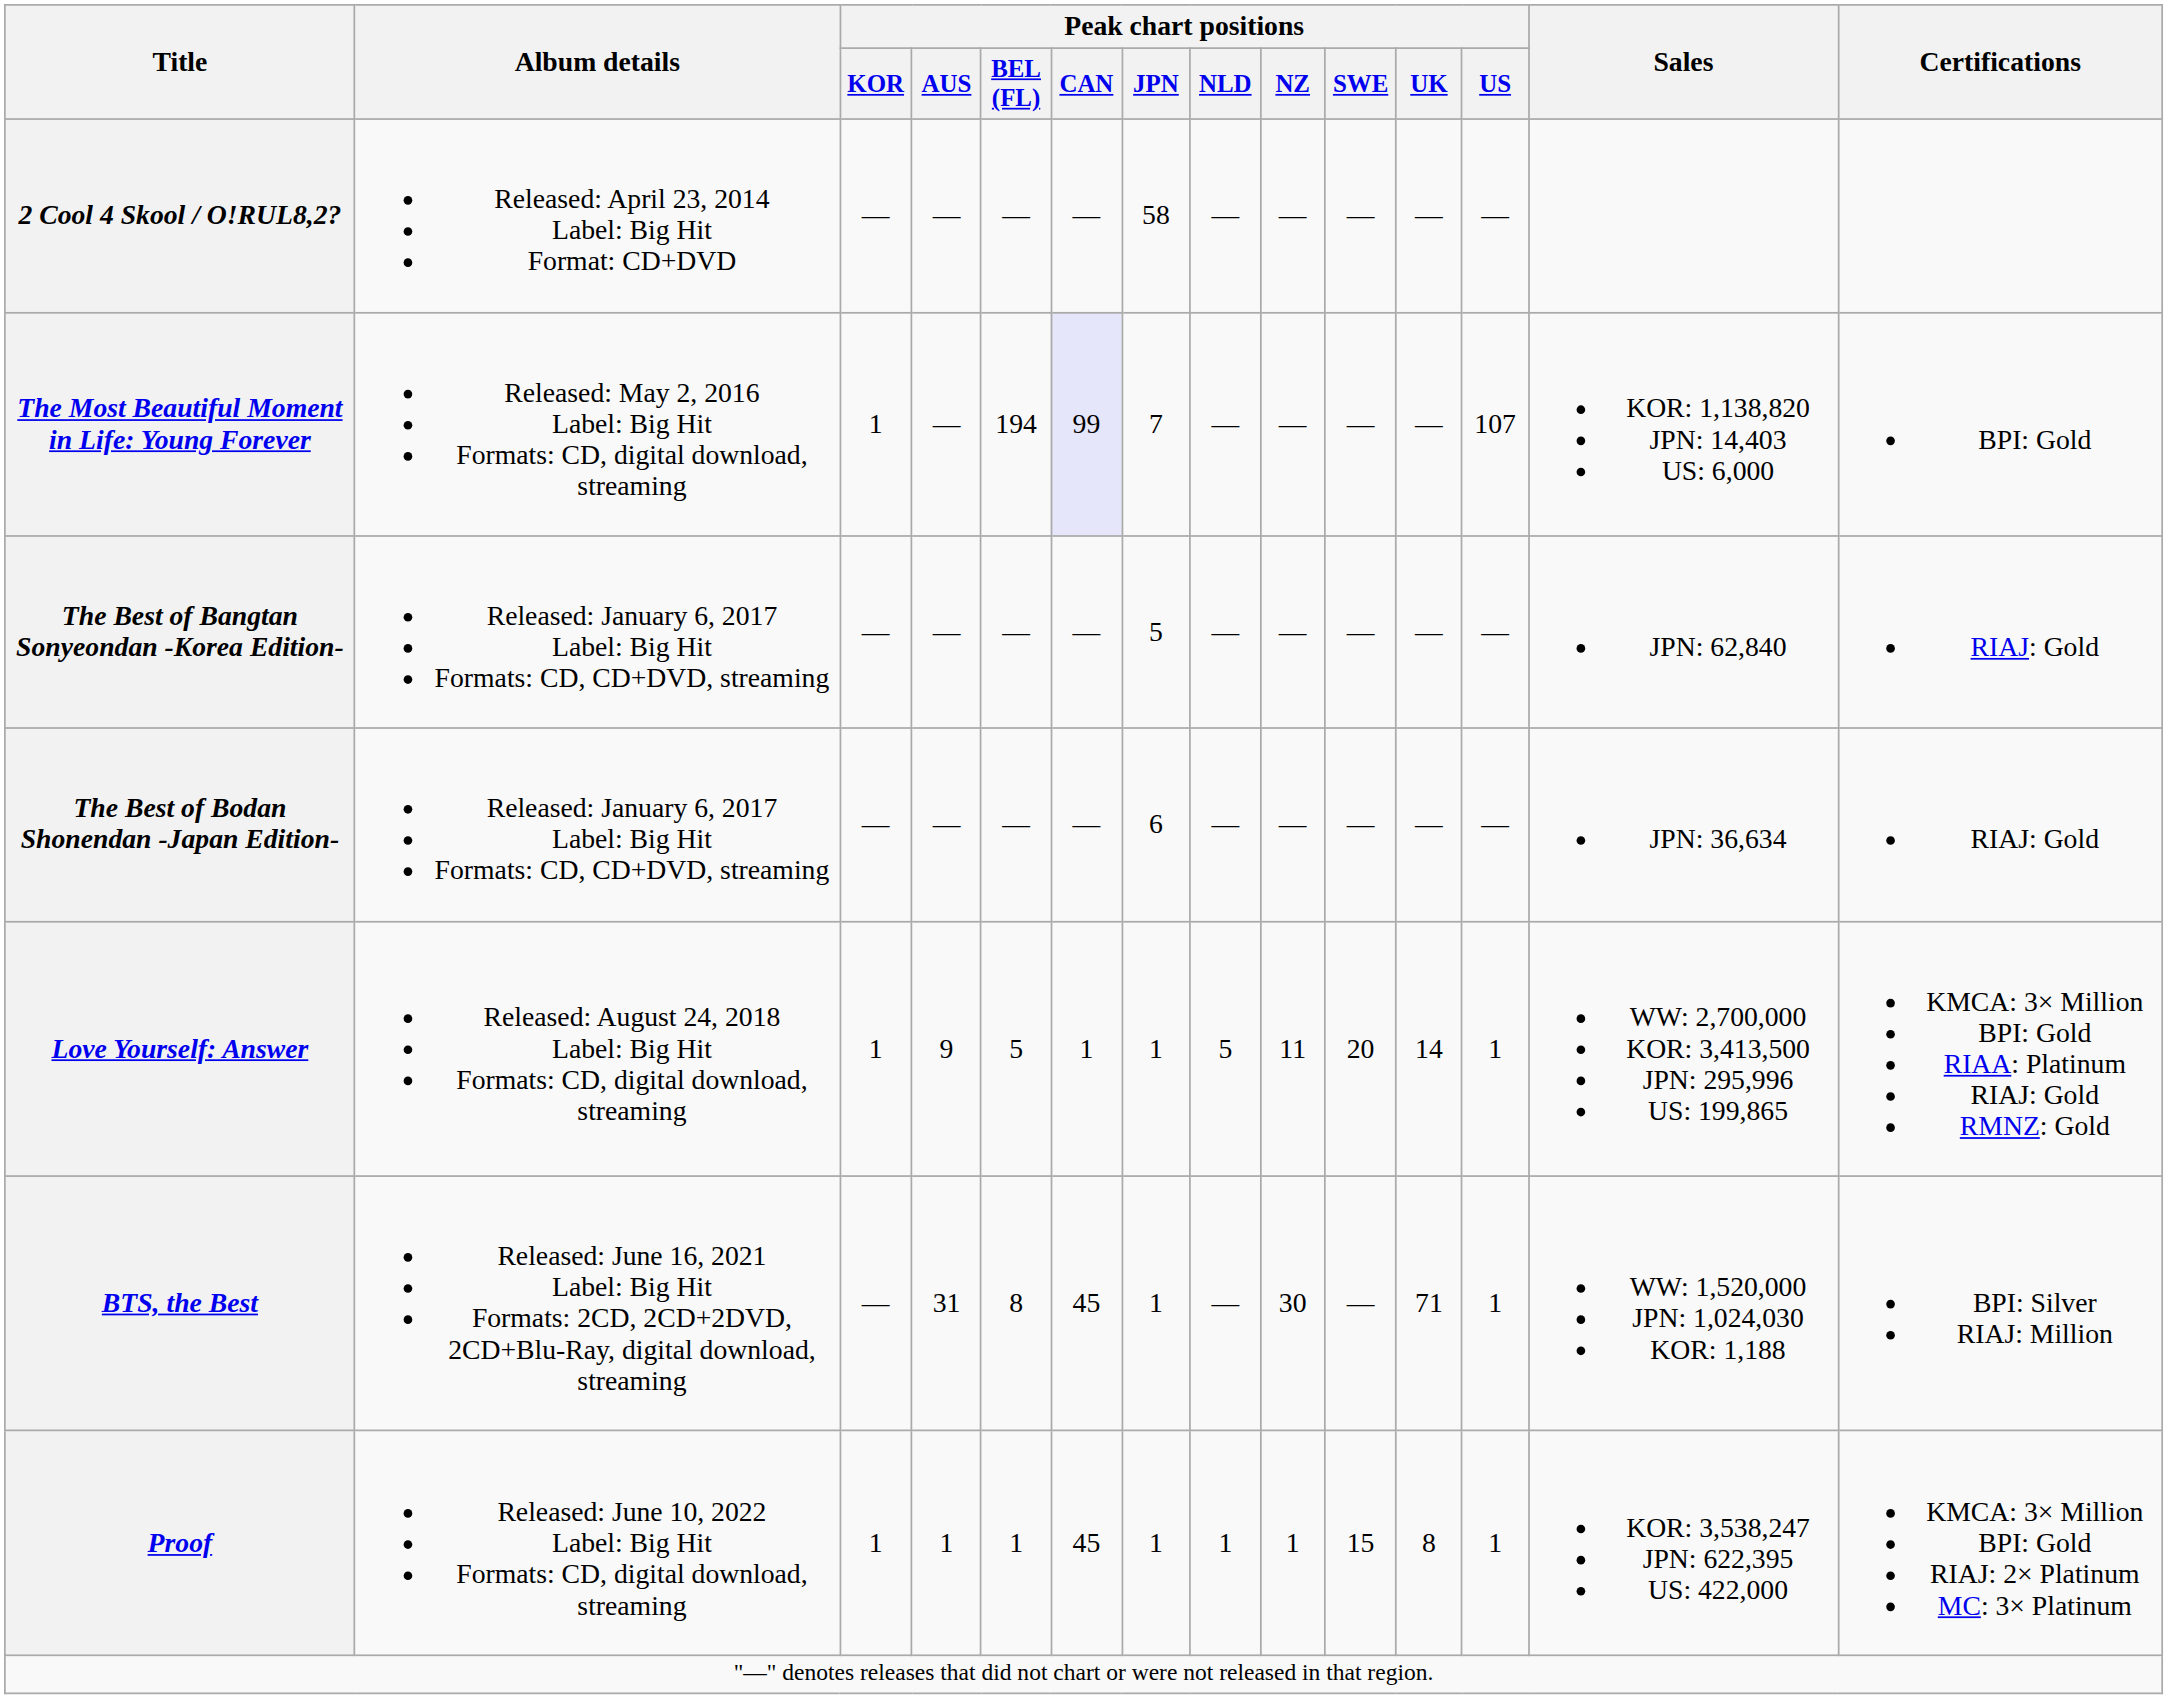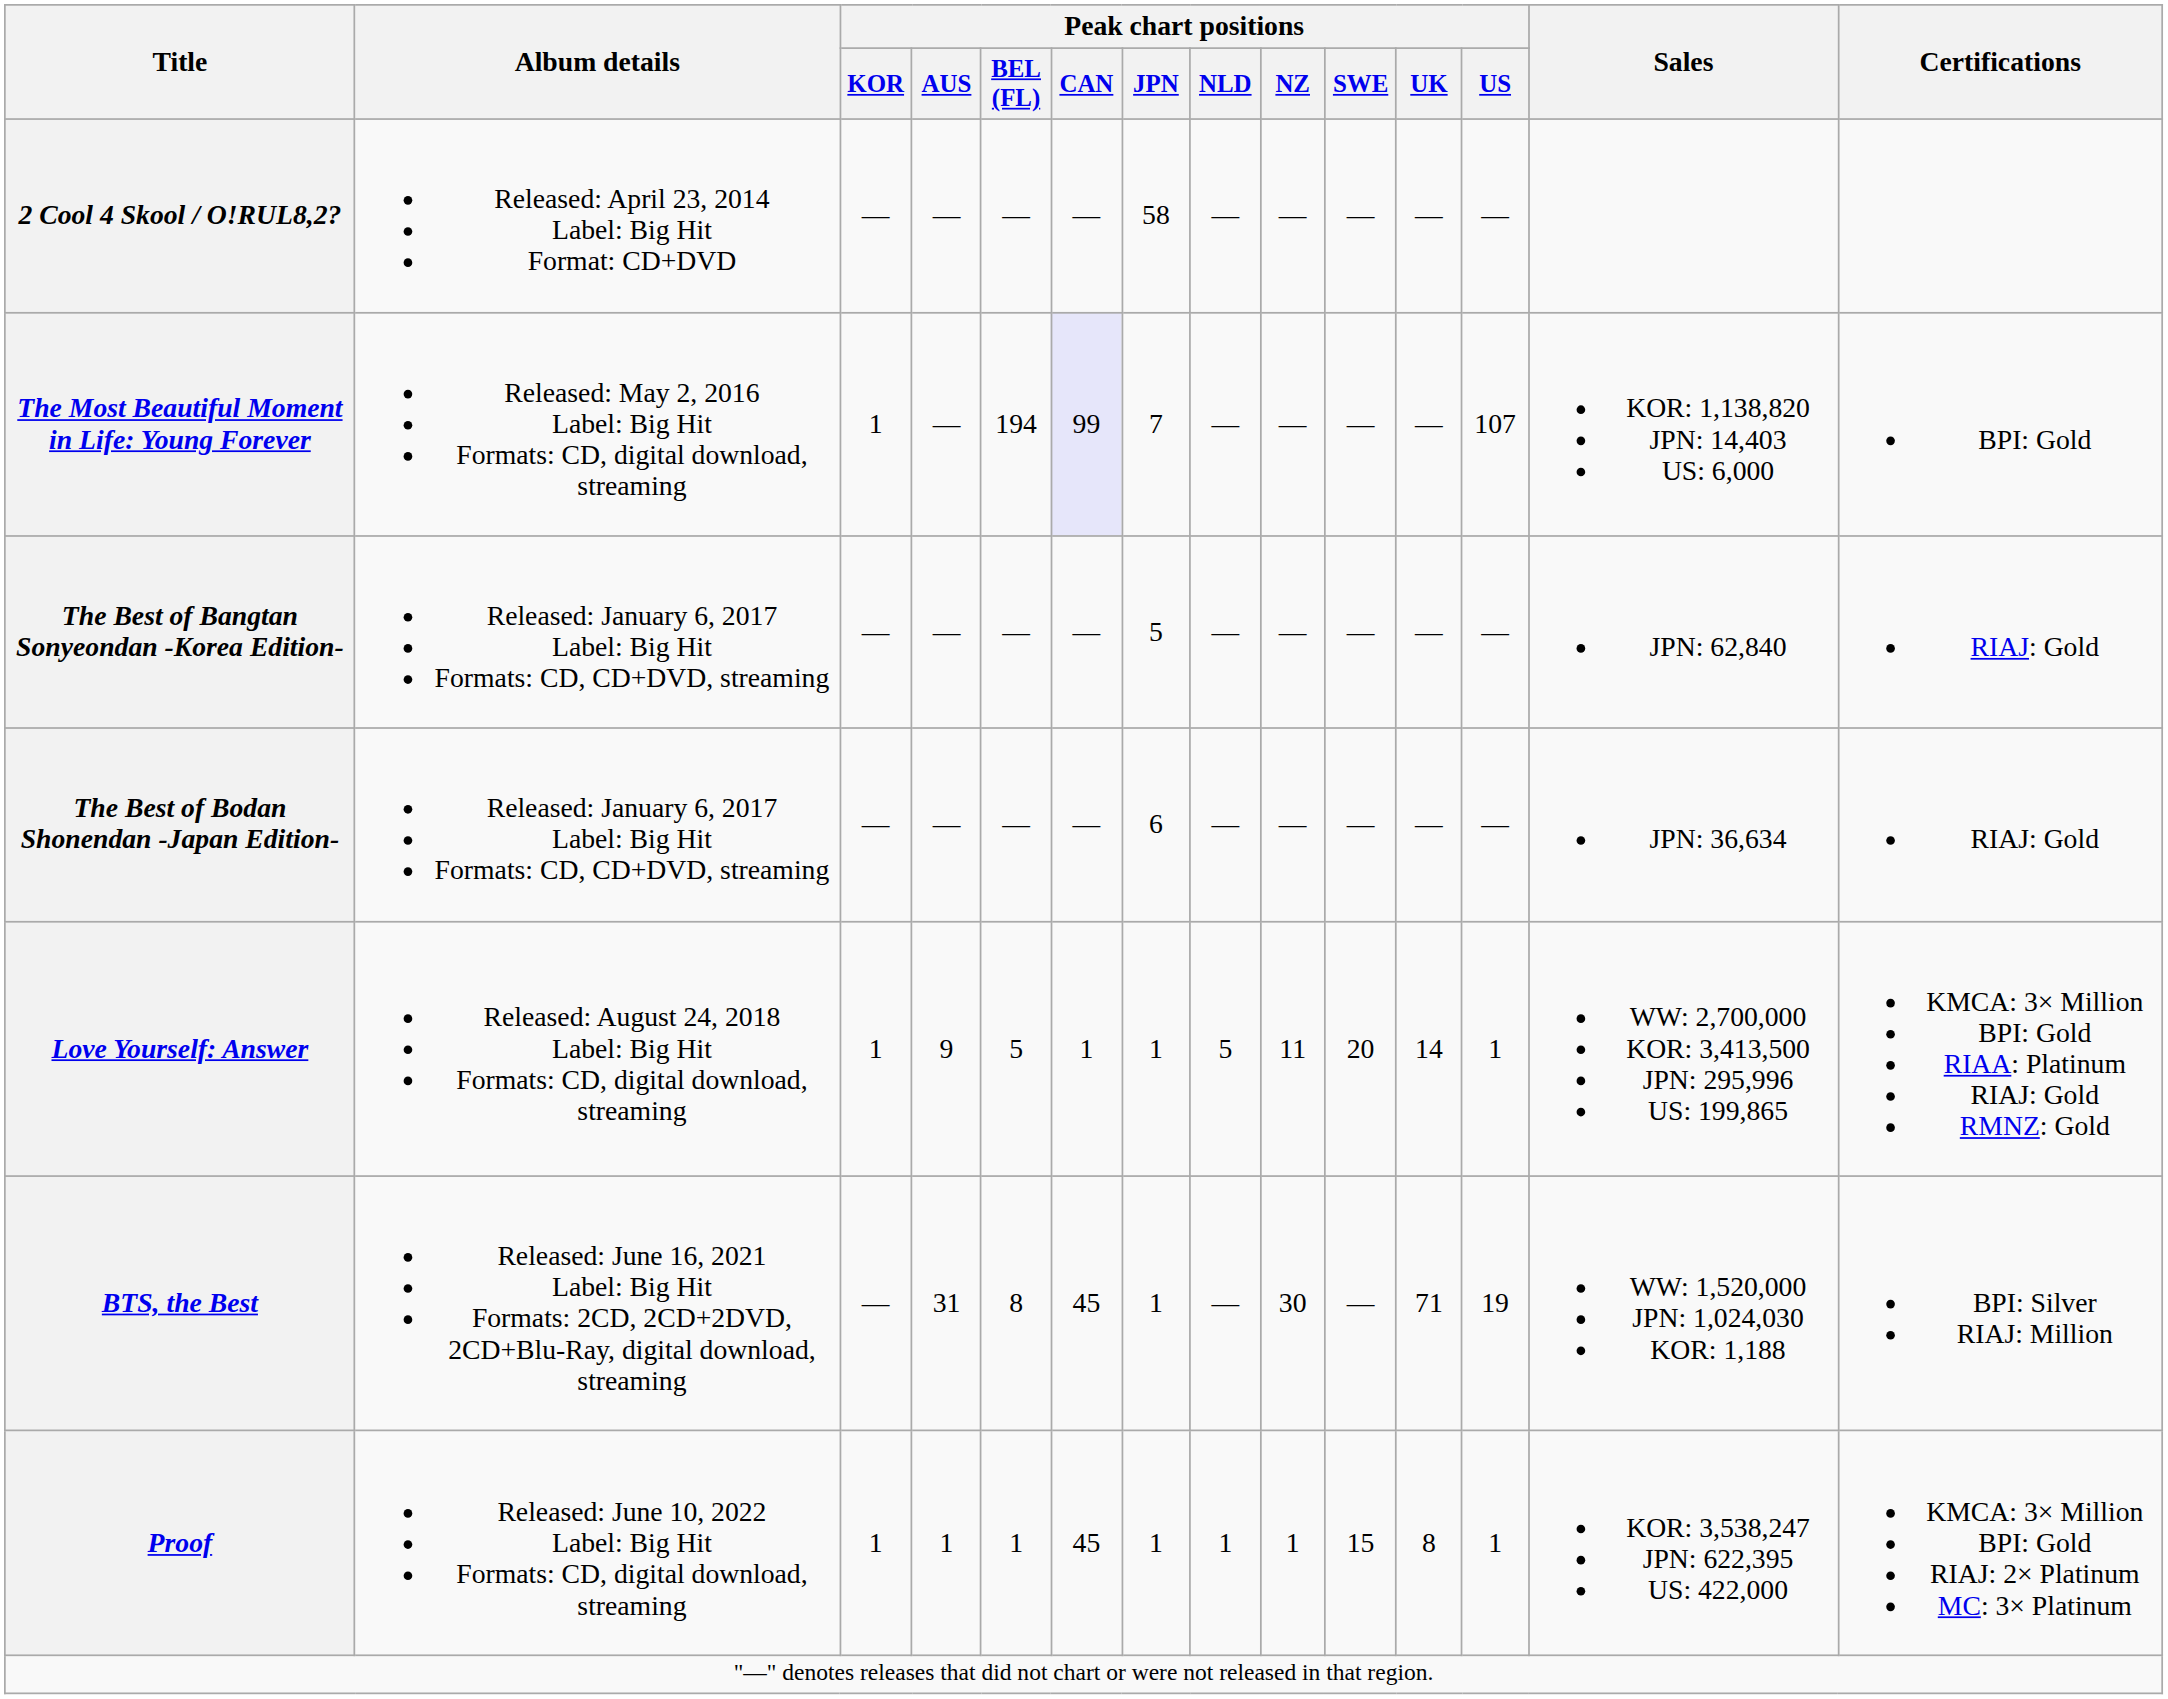(1495, 1303) 1 -> (1495, 1303) 19
